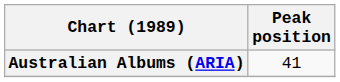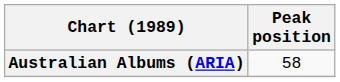(292, 64) 41 -> (292, 64) 58
